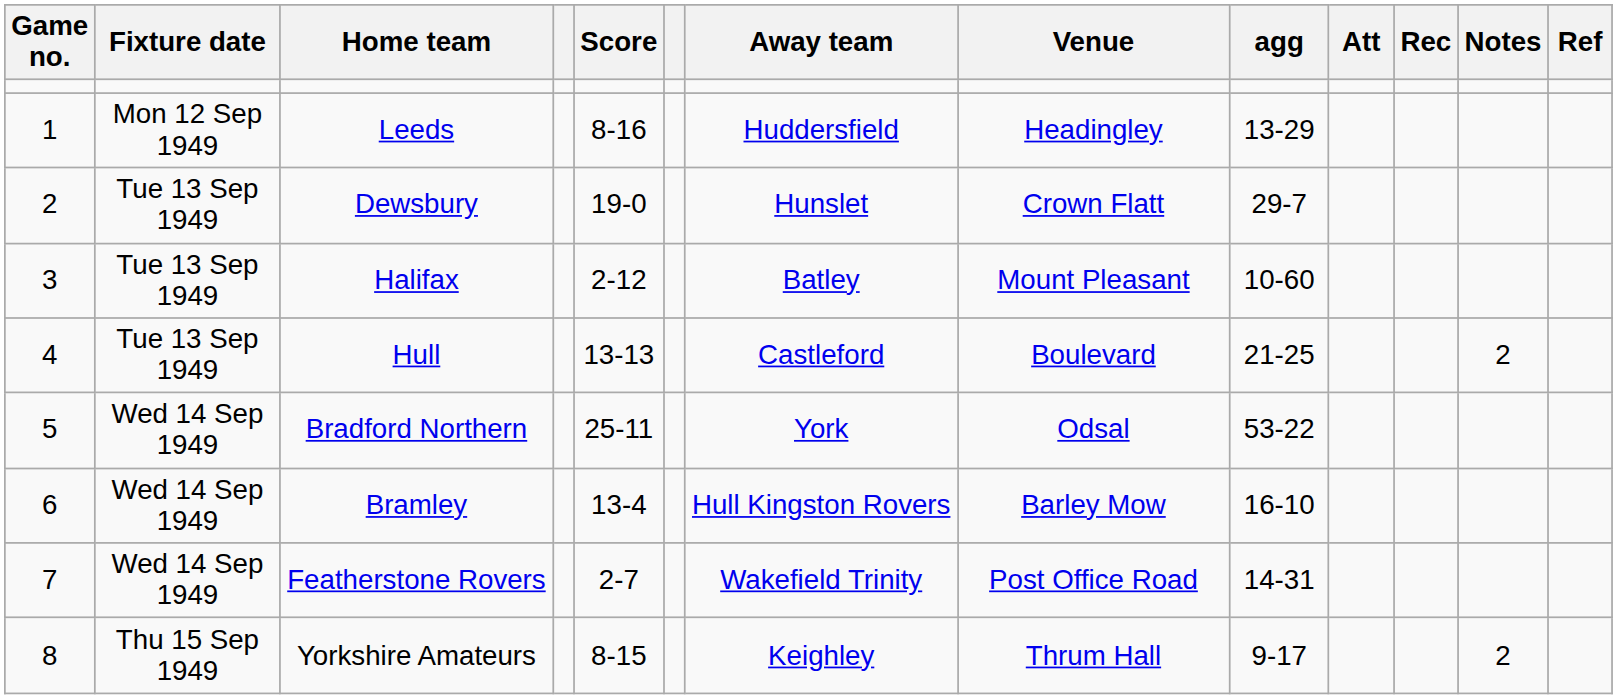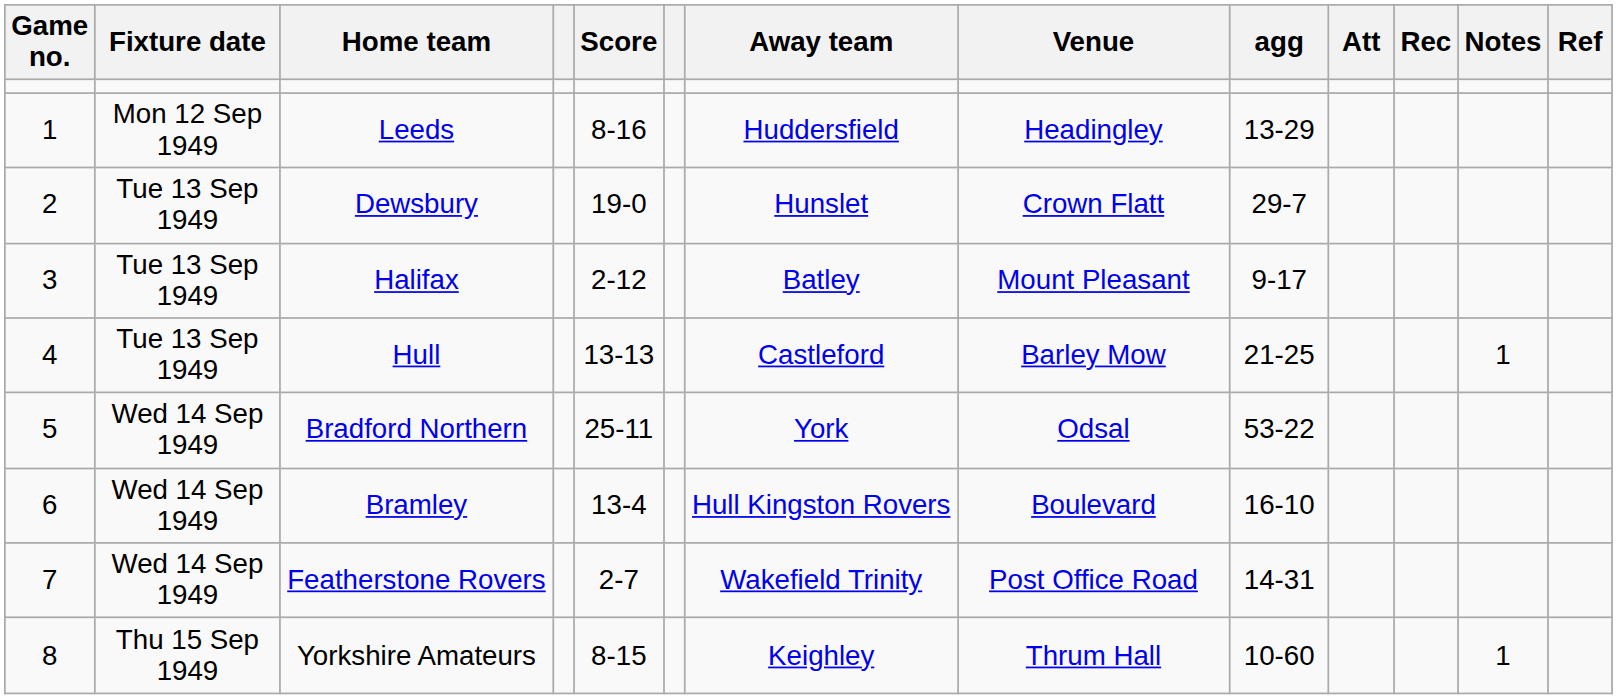(1279, 279) 10-60 -> (1279, 279) 9-17
(1093, 354) Boulevard -> (1093, 354) Barley Mow
(1503, 354) 2 -> (1503, 354) 1
(1093, 505) Barley Mow -> (1093, 505) Boulevard
(1279, 655) 9-17 -> (1279, 655) 10-60
(1503, 655) 2 -> (1503, 655) 1
